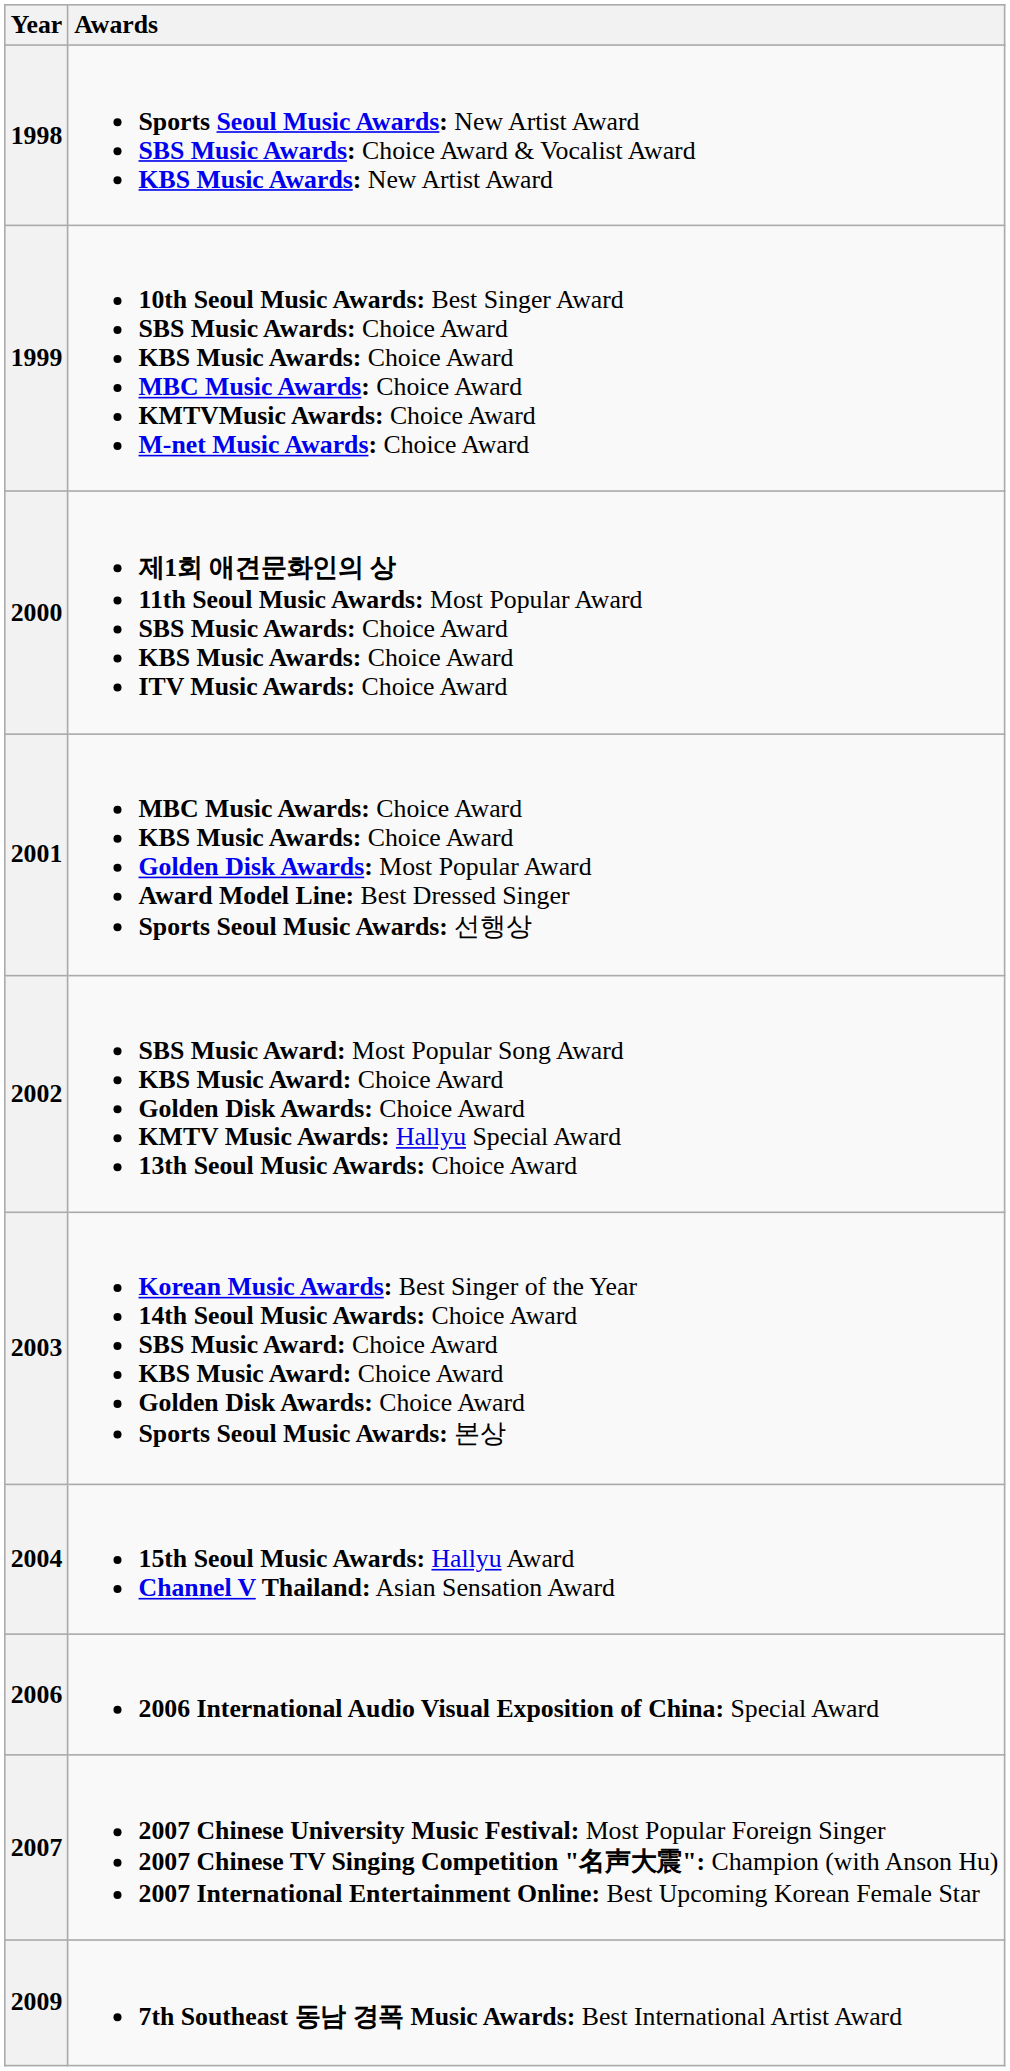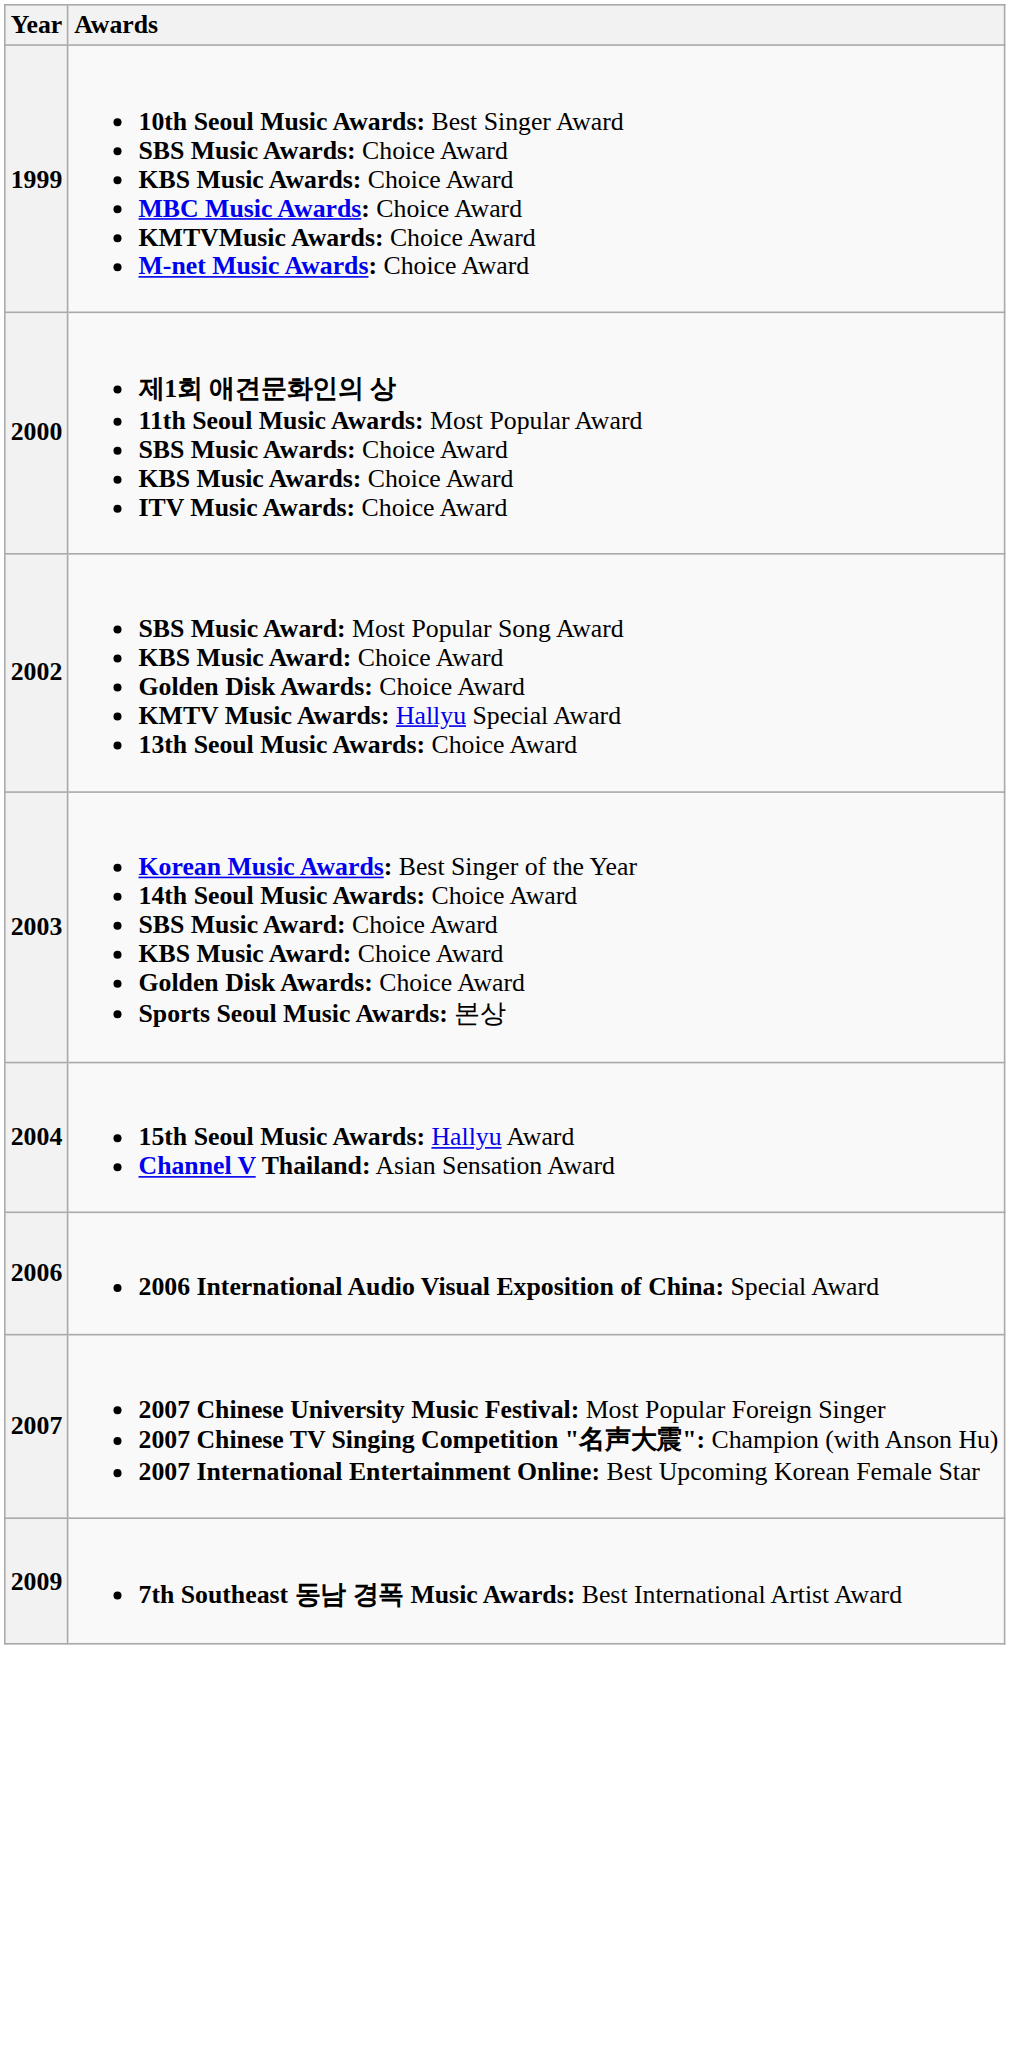- row: (37, 135)
- row: (37, 854)
